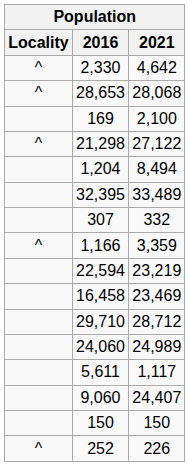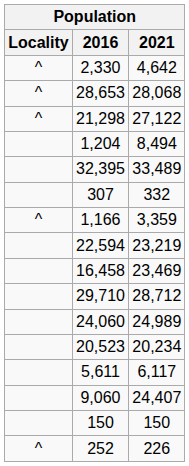- row: (100, 118)
+ row: (100, 347)
(157, 372) 1,117 -> (157, 372) 6,117
